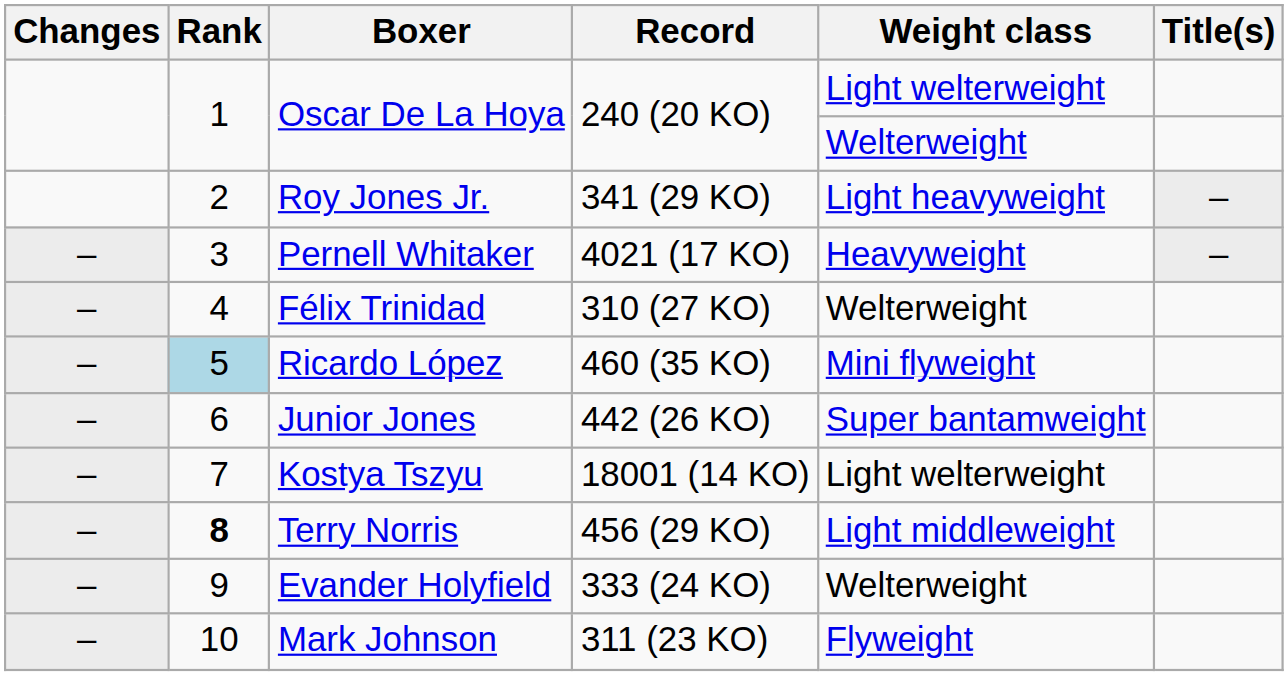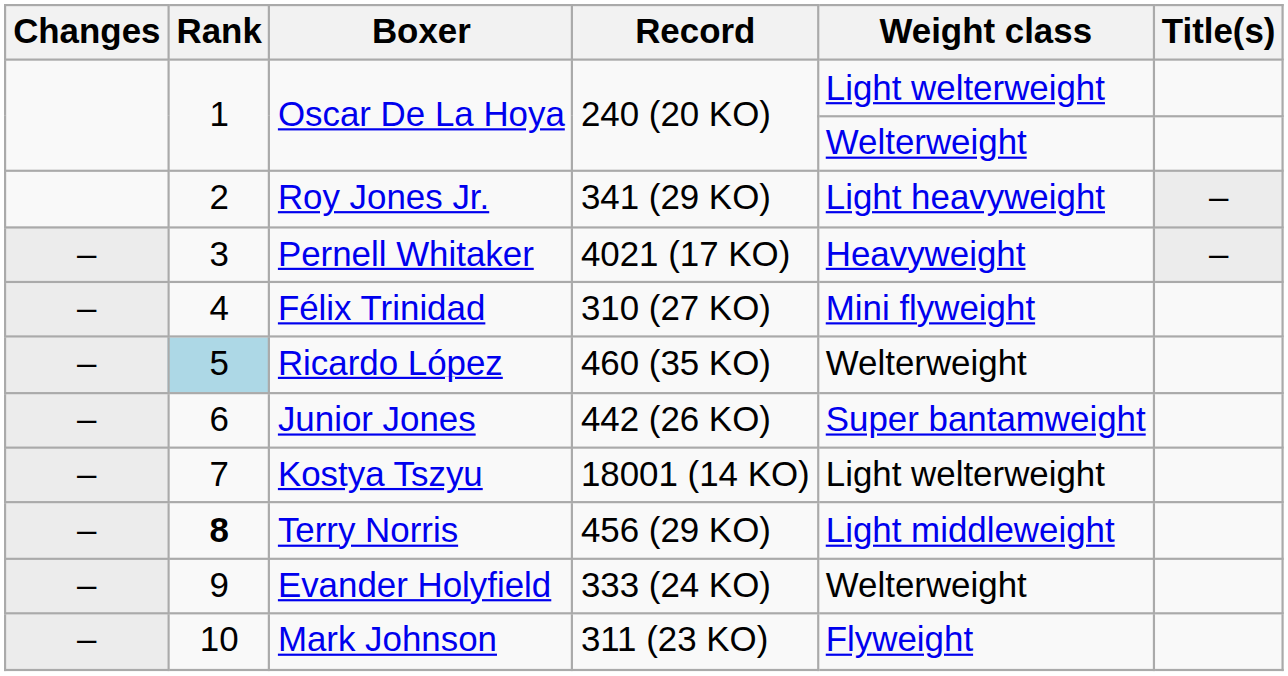(926, 308) Welterweight -> (930, 308) Mini flyweight
(930, 364) Mini flyweight -> (926, 364) Welterweight
